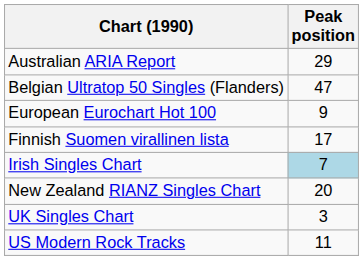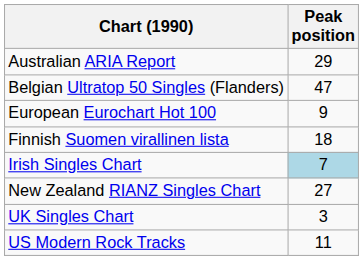(323, 139) 17 -> (323, 139) 18
(323, 191) 20 -> (323, 191) 27
